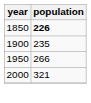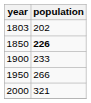+ row: (18, 28)
(42, 43) 235 -> (42, 59) 233
